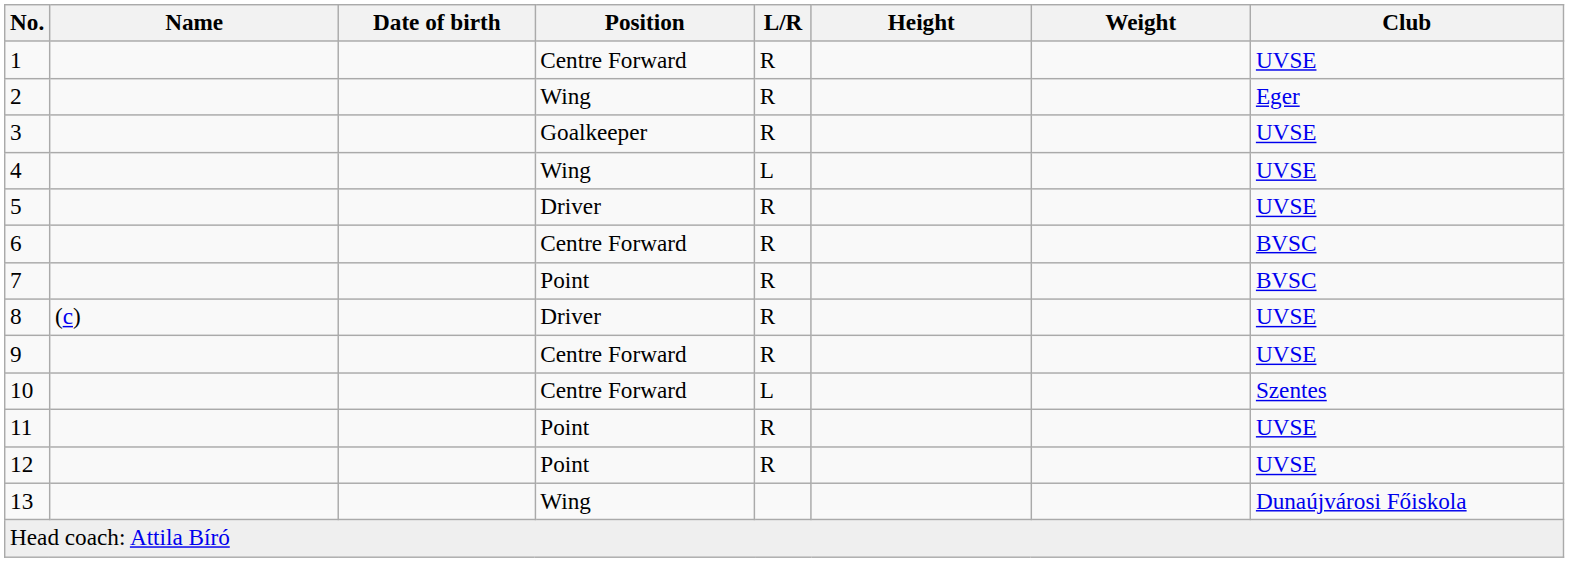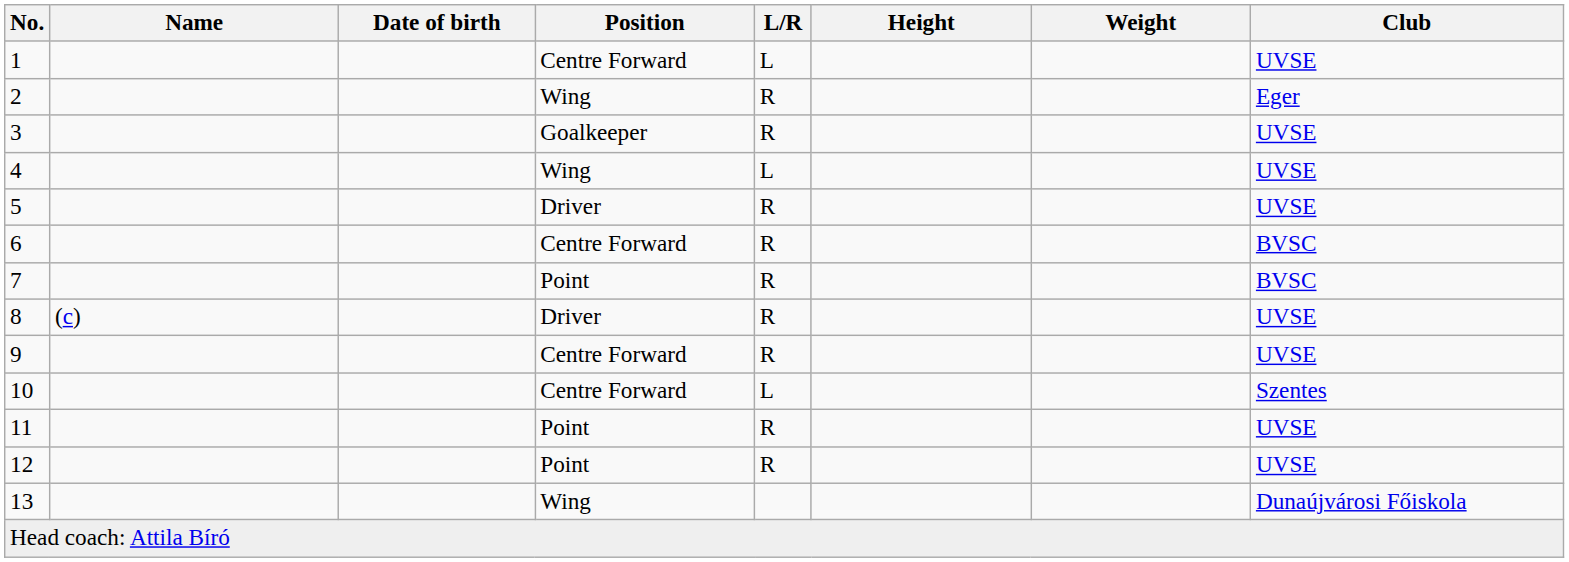(768, 59) R -> (767, 59) L
